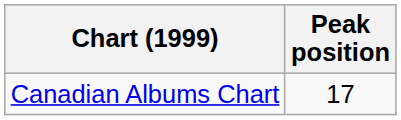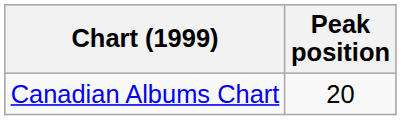(341, 93) 17 -> (341, 93) 20
